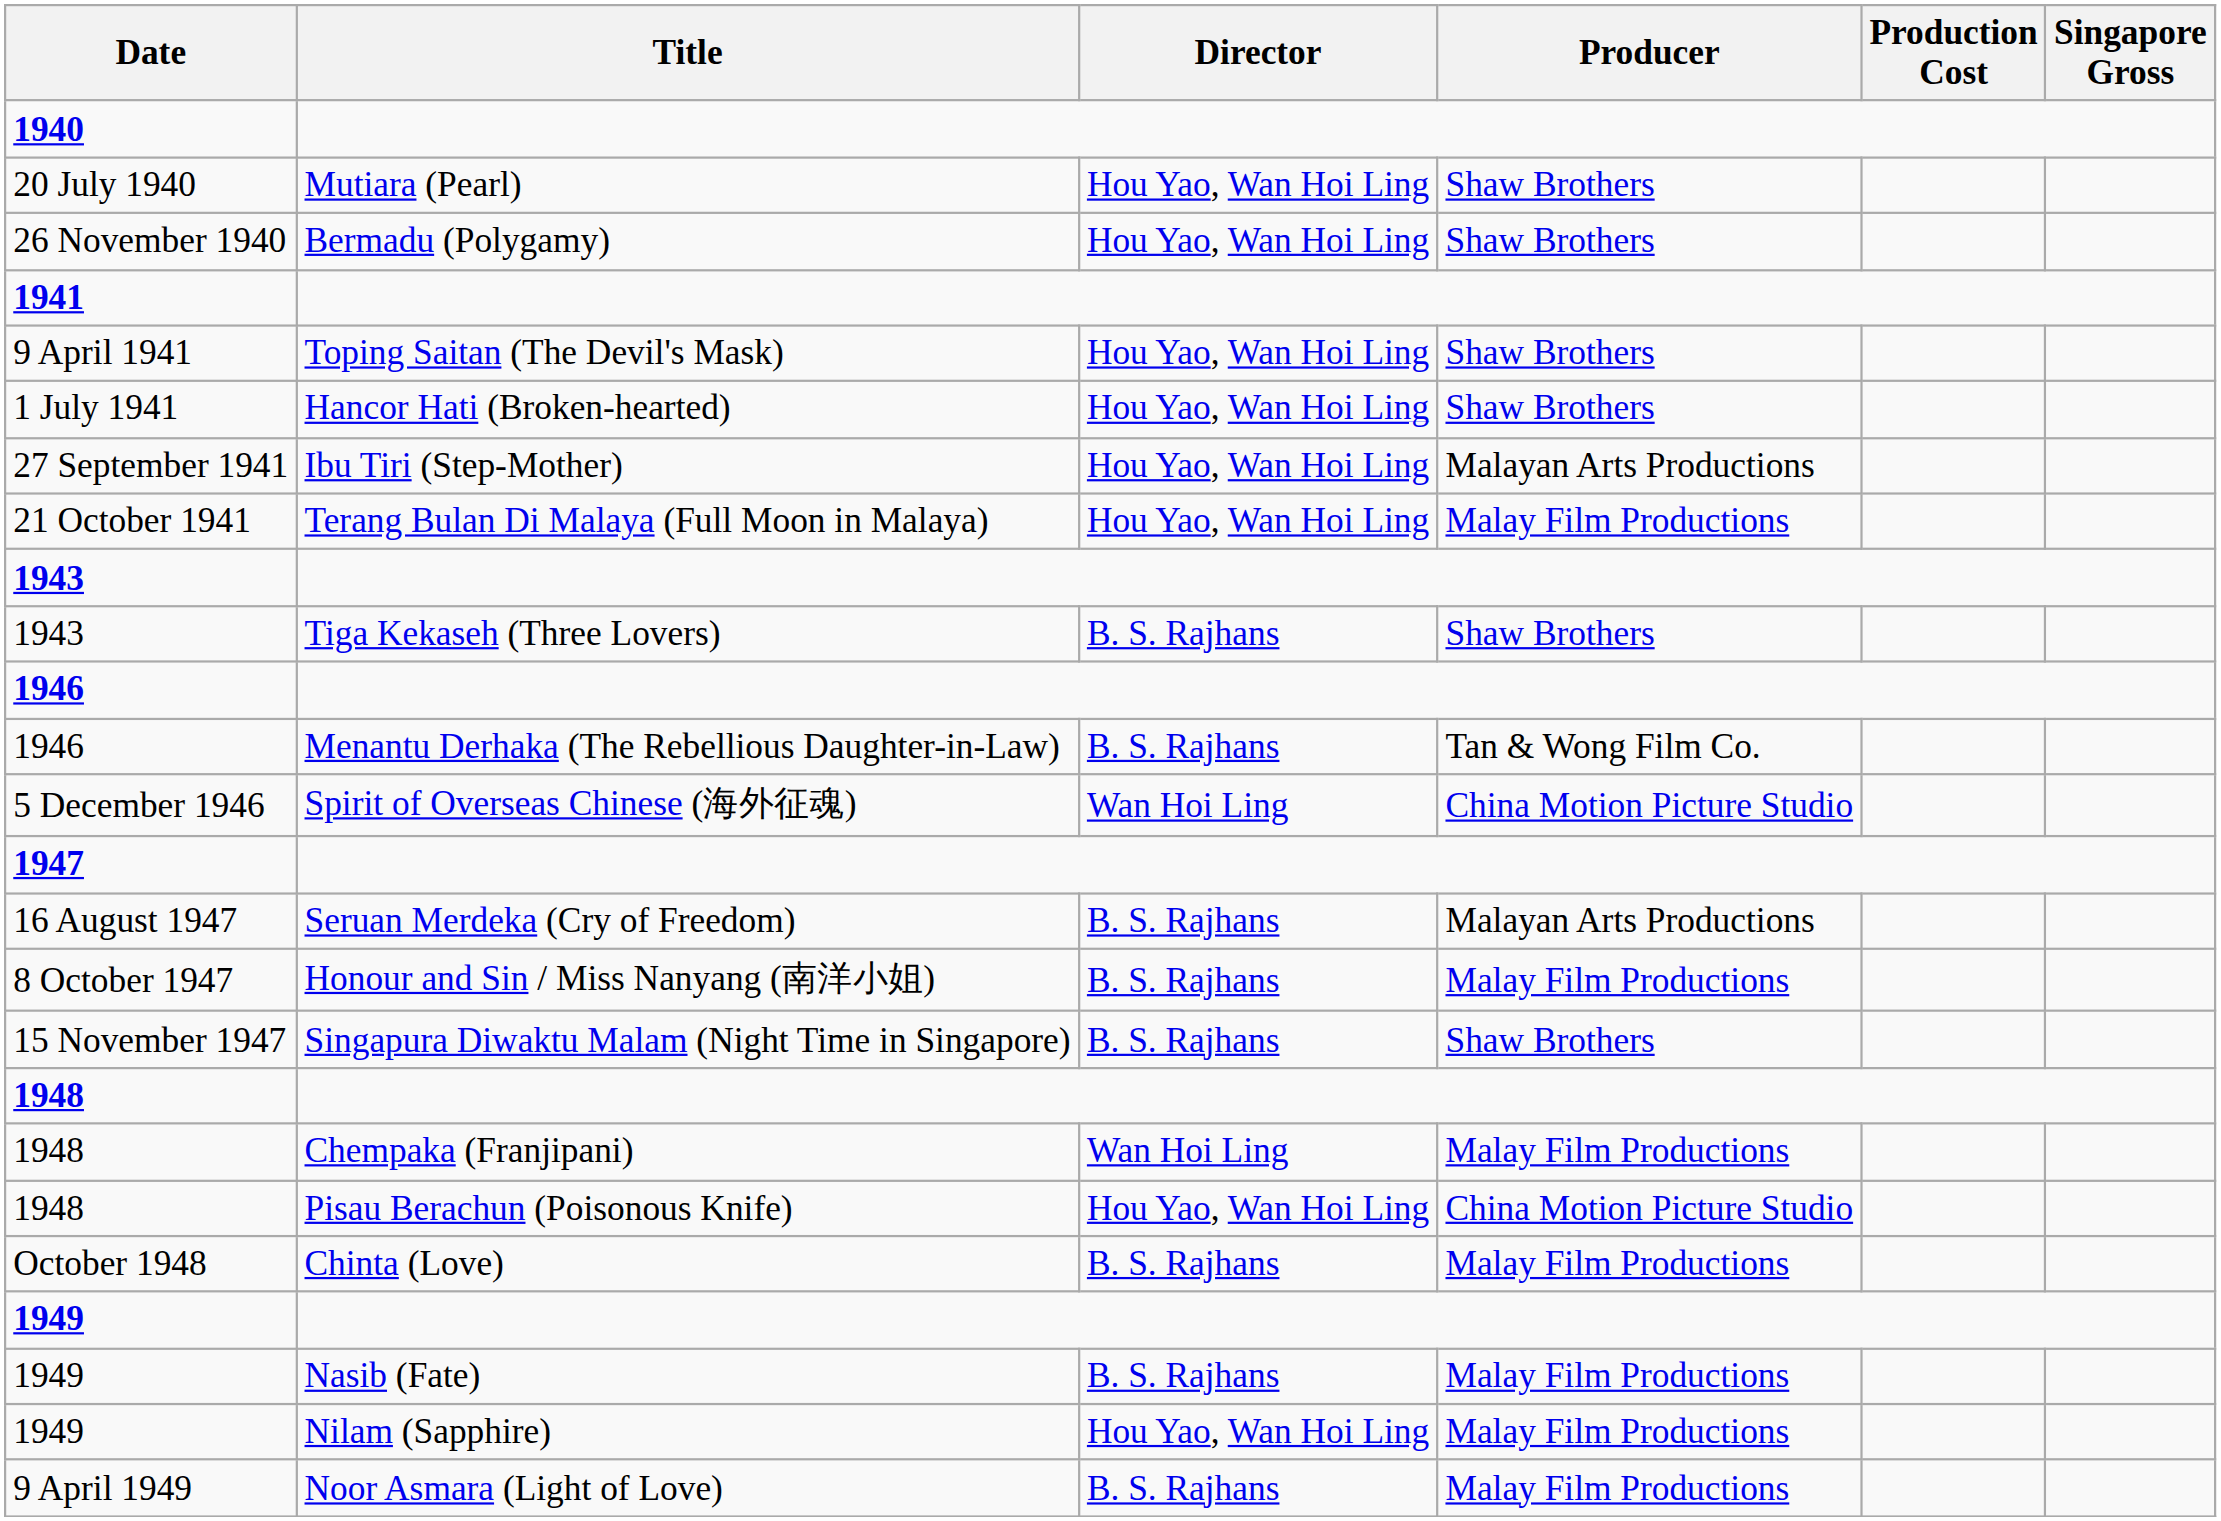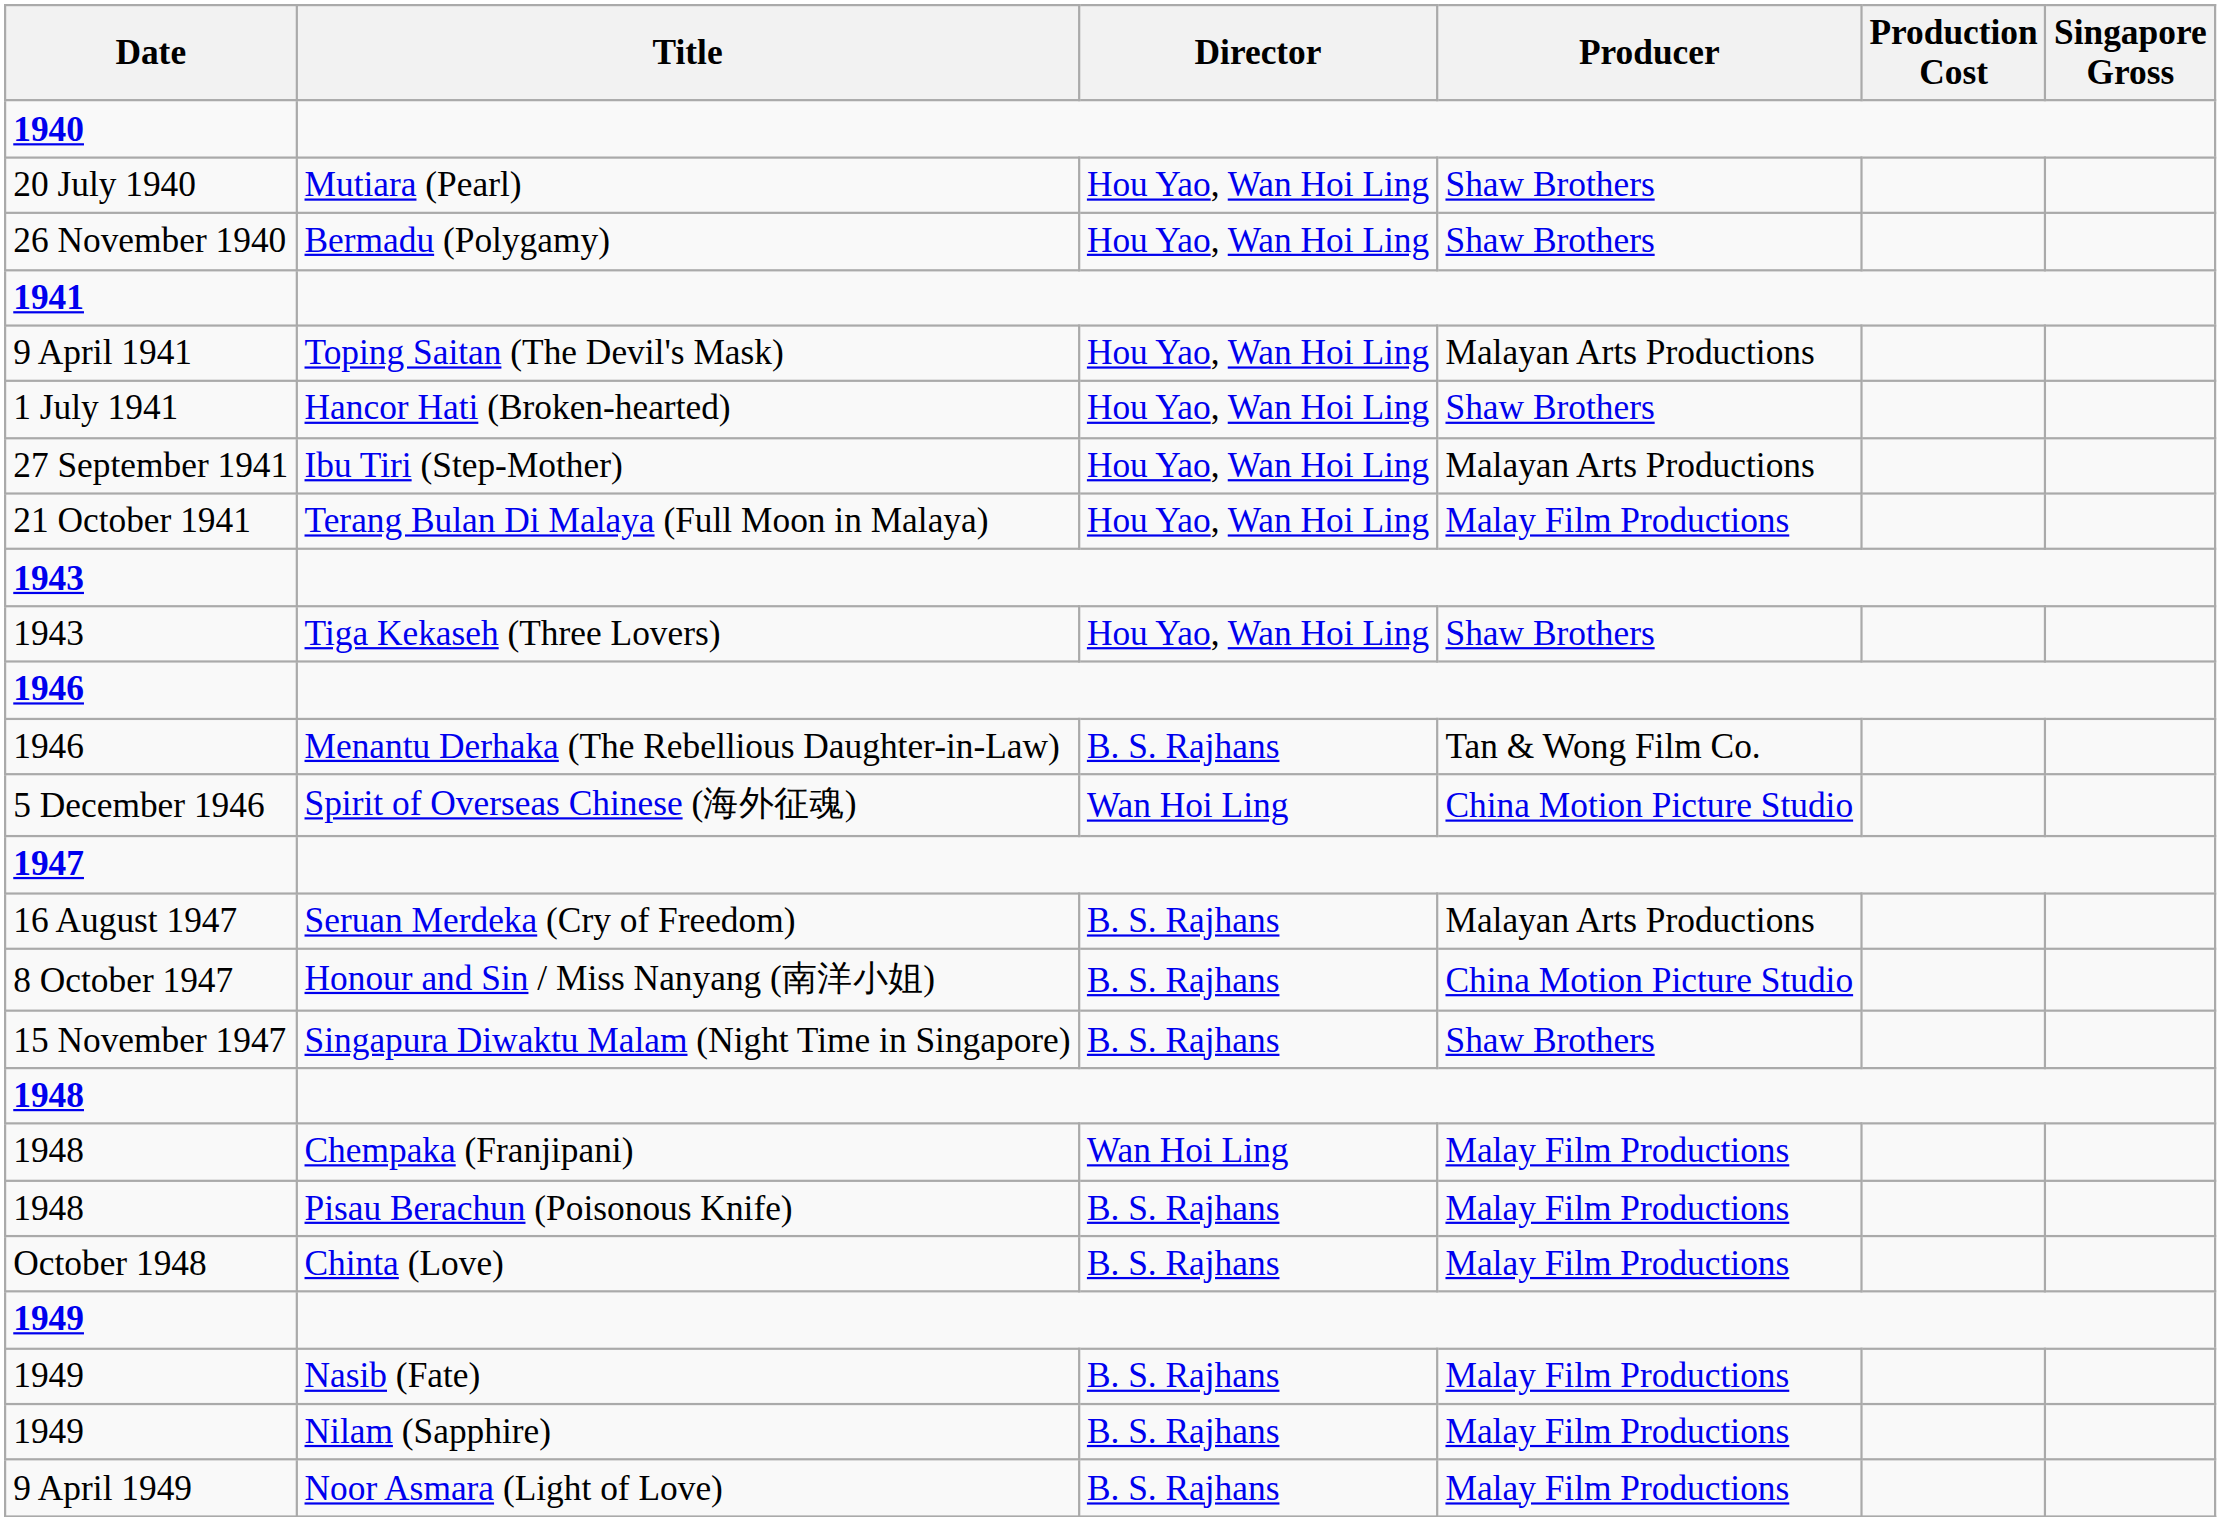(1550, 352) Shaw Brothers -> (1630, 352) Malayan Arts Productions
(1183, 633) B. S. Rajhans -> (1258, 633) Hou Yao, Wan Hoi Ling
(1617, 979) Malay Film Productions -> (1649, 979) China Motion Picture Studio
(1258, 1207) Hou Yao, Wan Hoi Ling -> (1183, 1207) B. S. Rajhans
(1649, 1207) China Motion Picture Studio -> (1617, 1207) Malay Film Productions
(1258, 1431) Hou Yao, Wan Hoi Ling -> (1183, 1431) B. S. Rajhans
